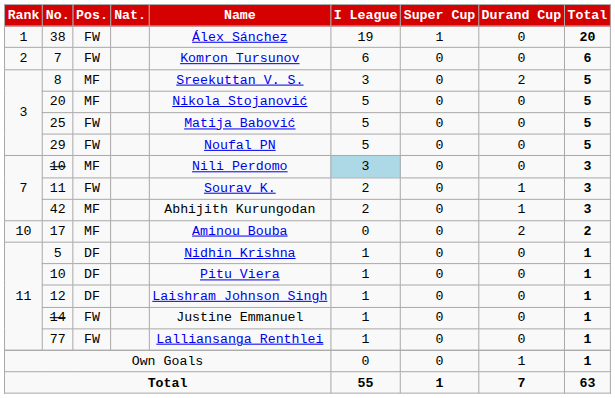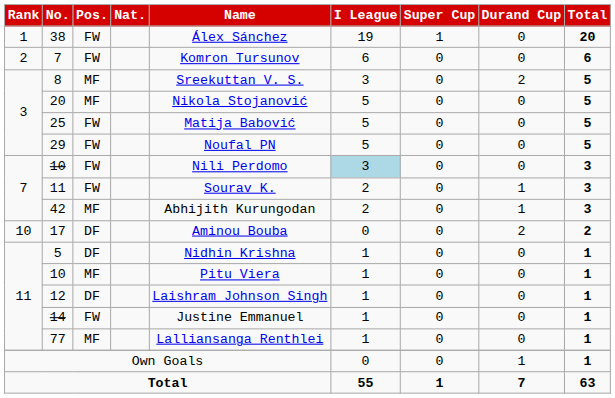(92, 167) MF -> (92, 167) FW
(92, 231) MF -> (92, 231) DF
(92, 275) DF -> (92, 275) MF
(92, 339) FW -> (92, 339) MF
